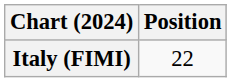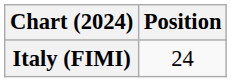(183, 58) 22 -> (183, 58) 24
